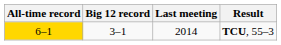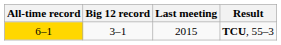(186, 31) 2014 -> (186, 31) 2015
